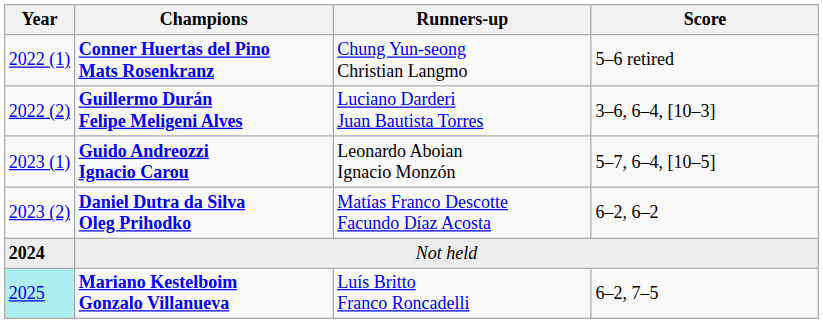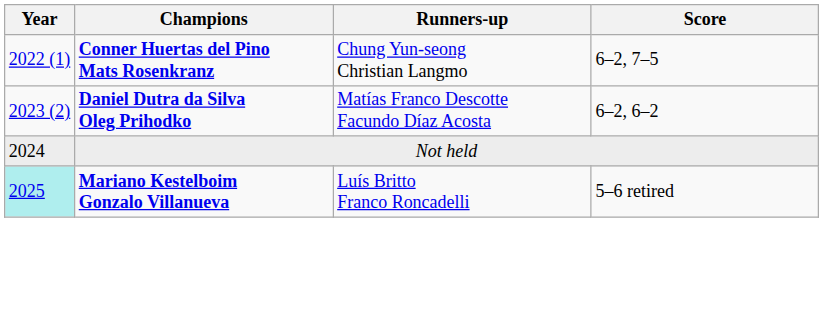(635, 60) 5–6 retired -> (627, 60) 6–2, 7–5
- row: (161, 110)
- row: (144, 161)
(27, 253) bold -> (27, 151) normal
(627, 293) 6–2, 7–5 -> (635, 191) 5–6 retired
